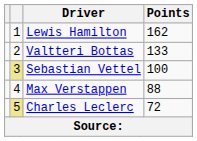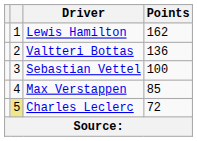(157, 52) 133 -> (157, 52) 136
(17, 70) khaki background -> (17, 70) no background
(154, 89) 88 -> (154, 89) 85
